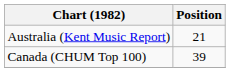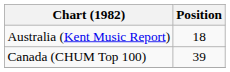(199, 36) 21 -> (199, 36) 18
